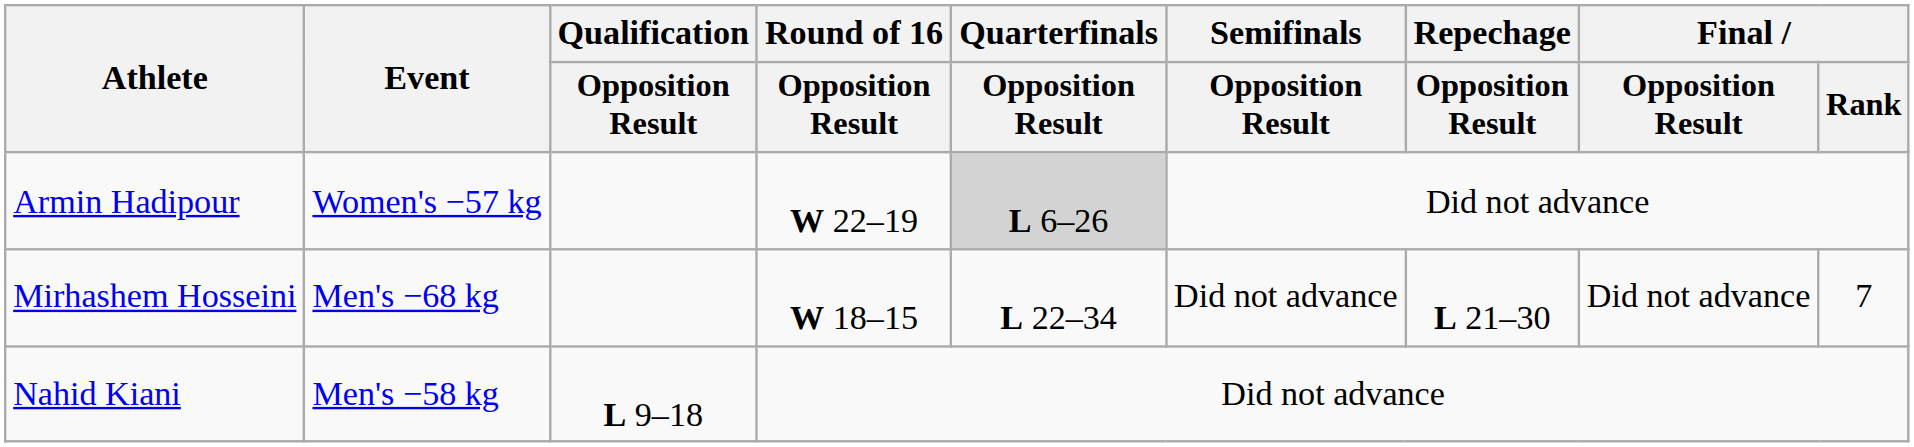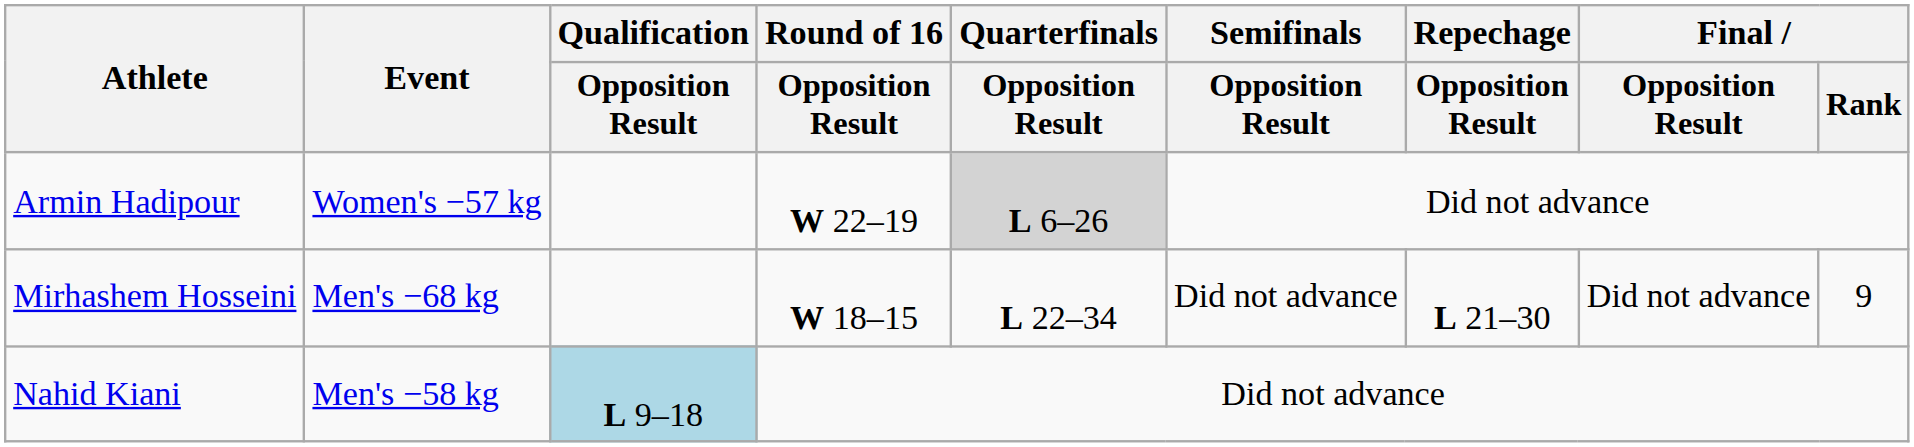(1864, 297) 7 -> (1864, 297) 9
(653, 413) no background -> (653, 413) lightblue background
